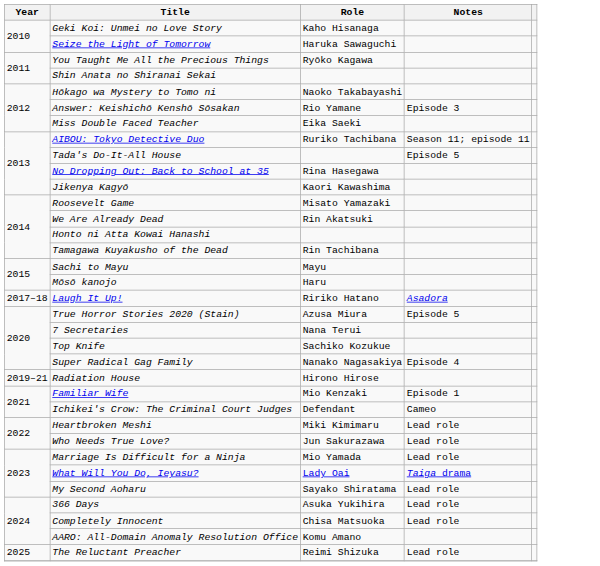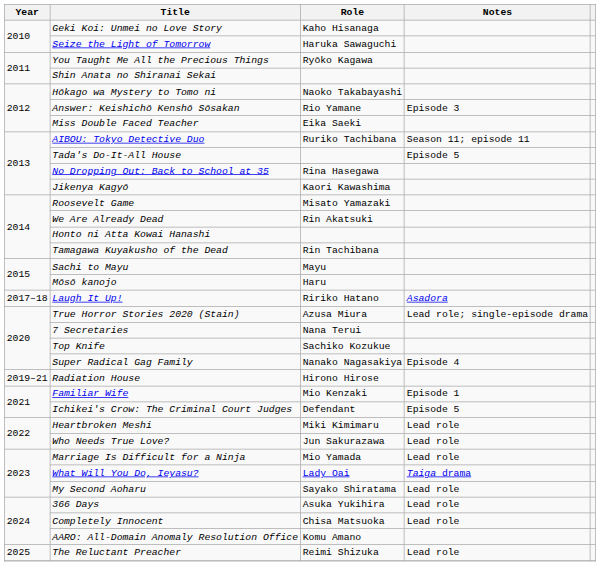(433, 314) Episode 5 -> (497, 314) Lead role; single-episode drama
(421, 410) Cameo -> (433, 410) Episode 5
